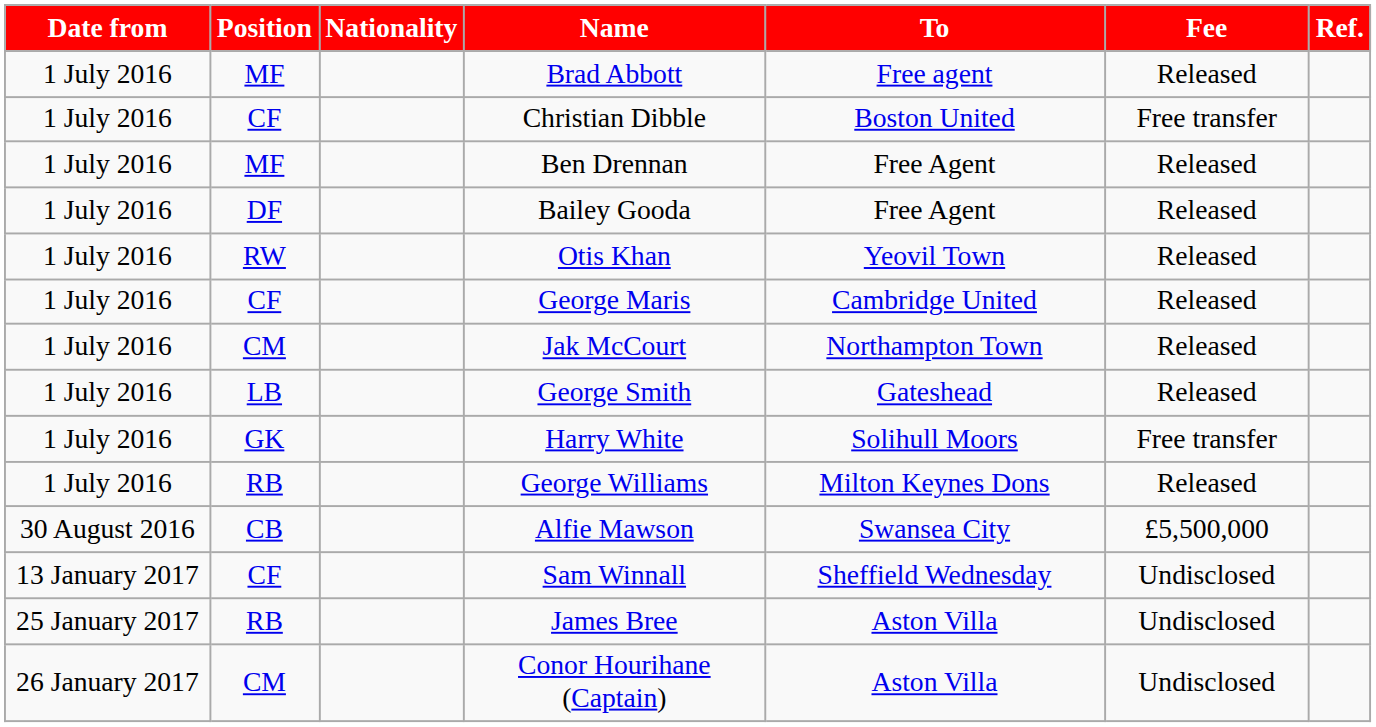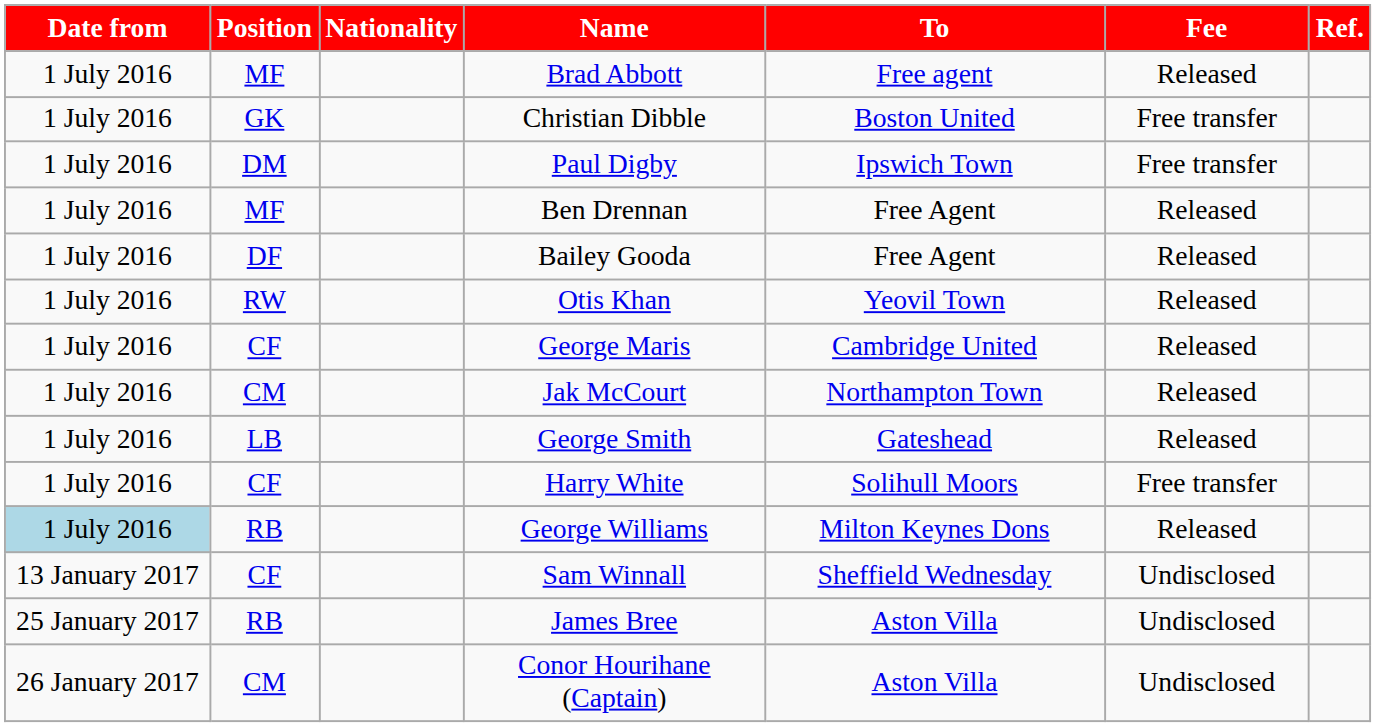(264, 118) CF -> (264, 118) GK
+ row: (614, 164)
(264, 438) GK -> (264, 483) CF
(107, 483) no background -> (107, 529) lightblue background
- row: (614, 529)
